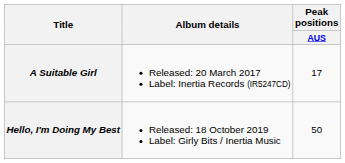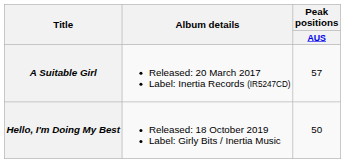(317, 73) 17 -> (317, 73) 57
